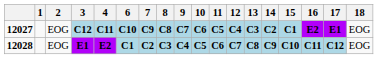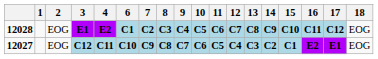rows swapped: (20, 29) <-> (20, 45)
